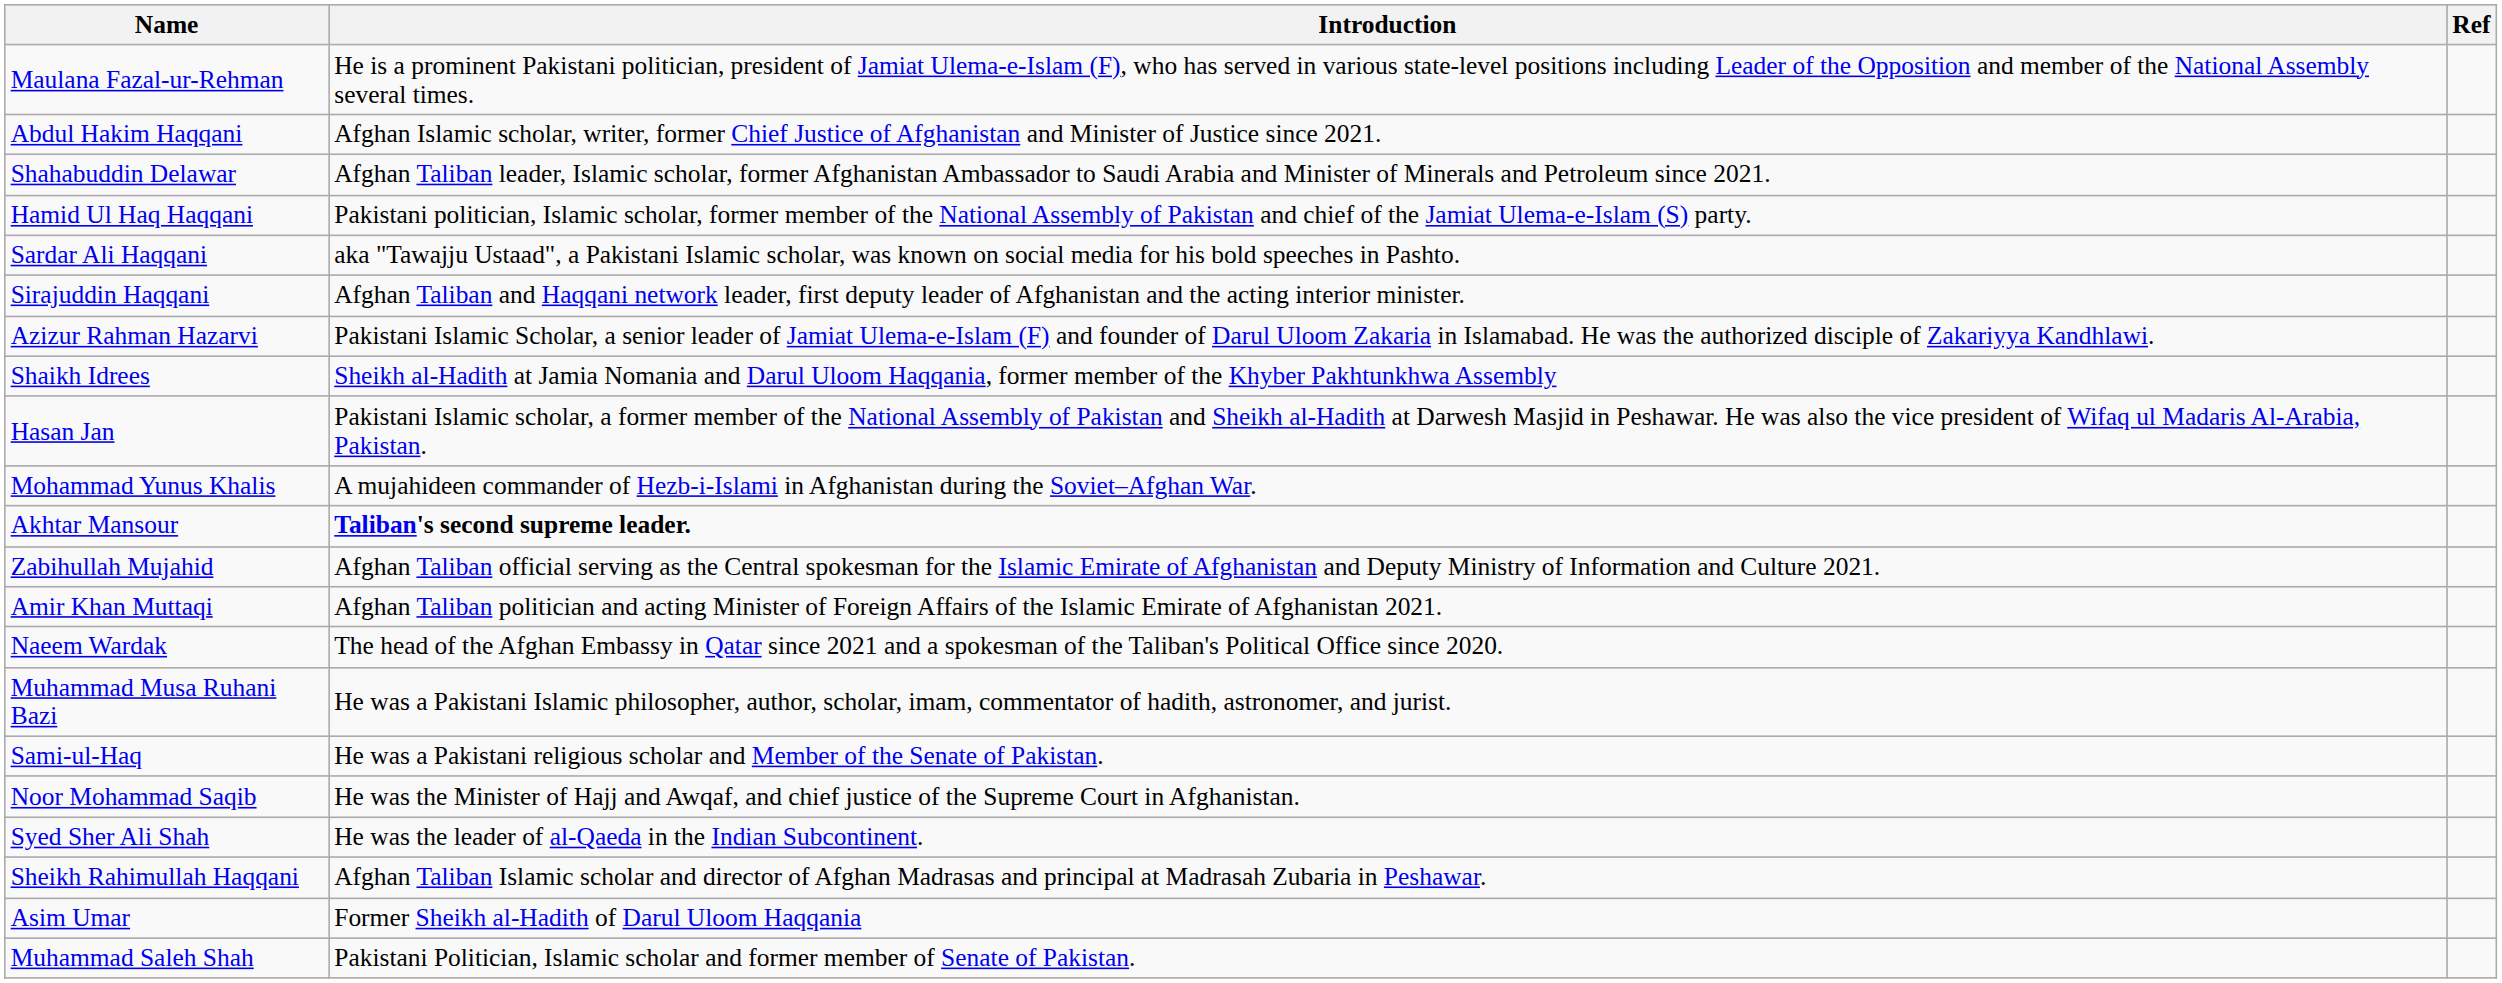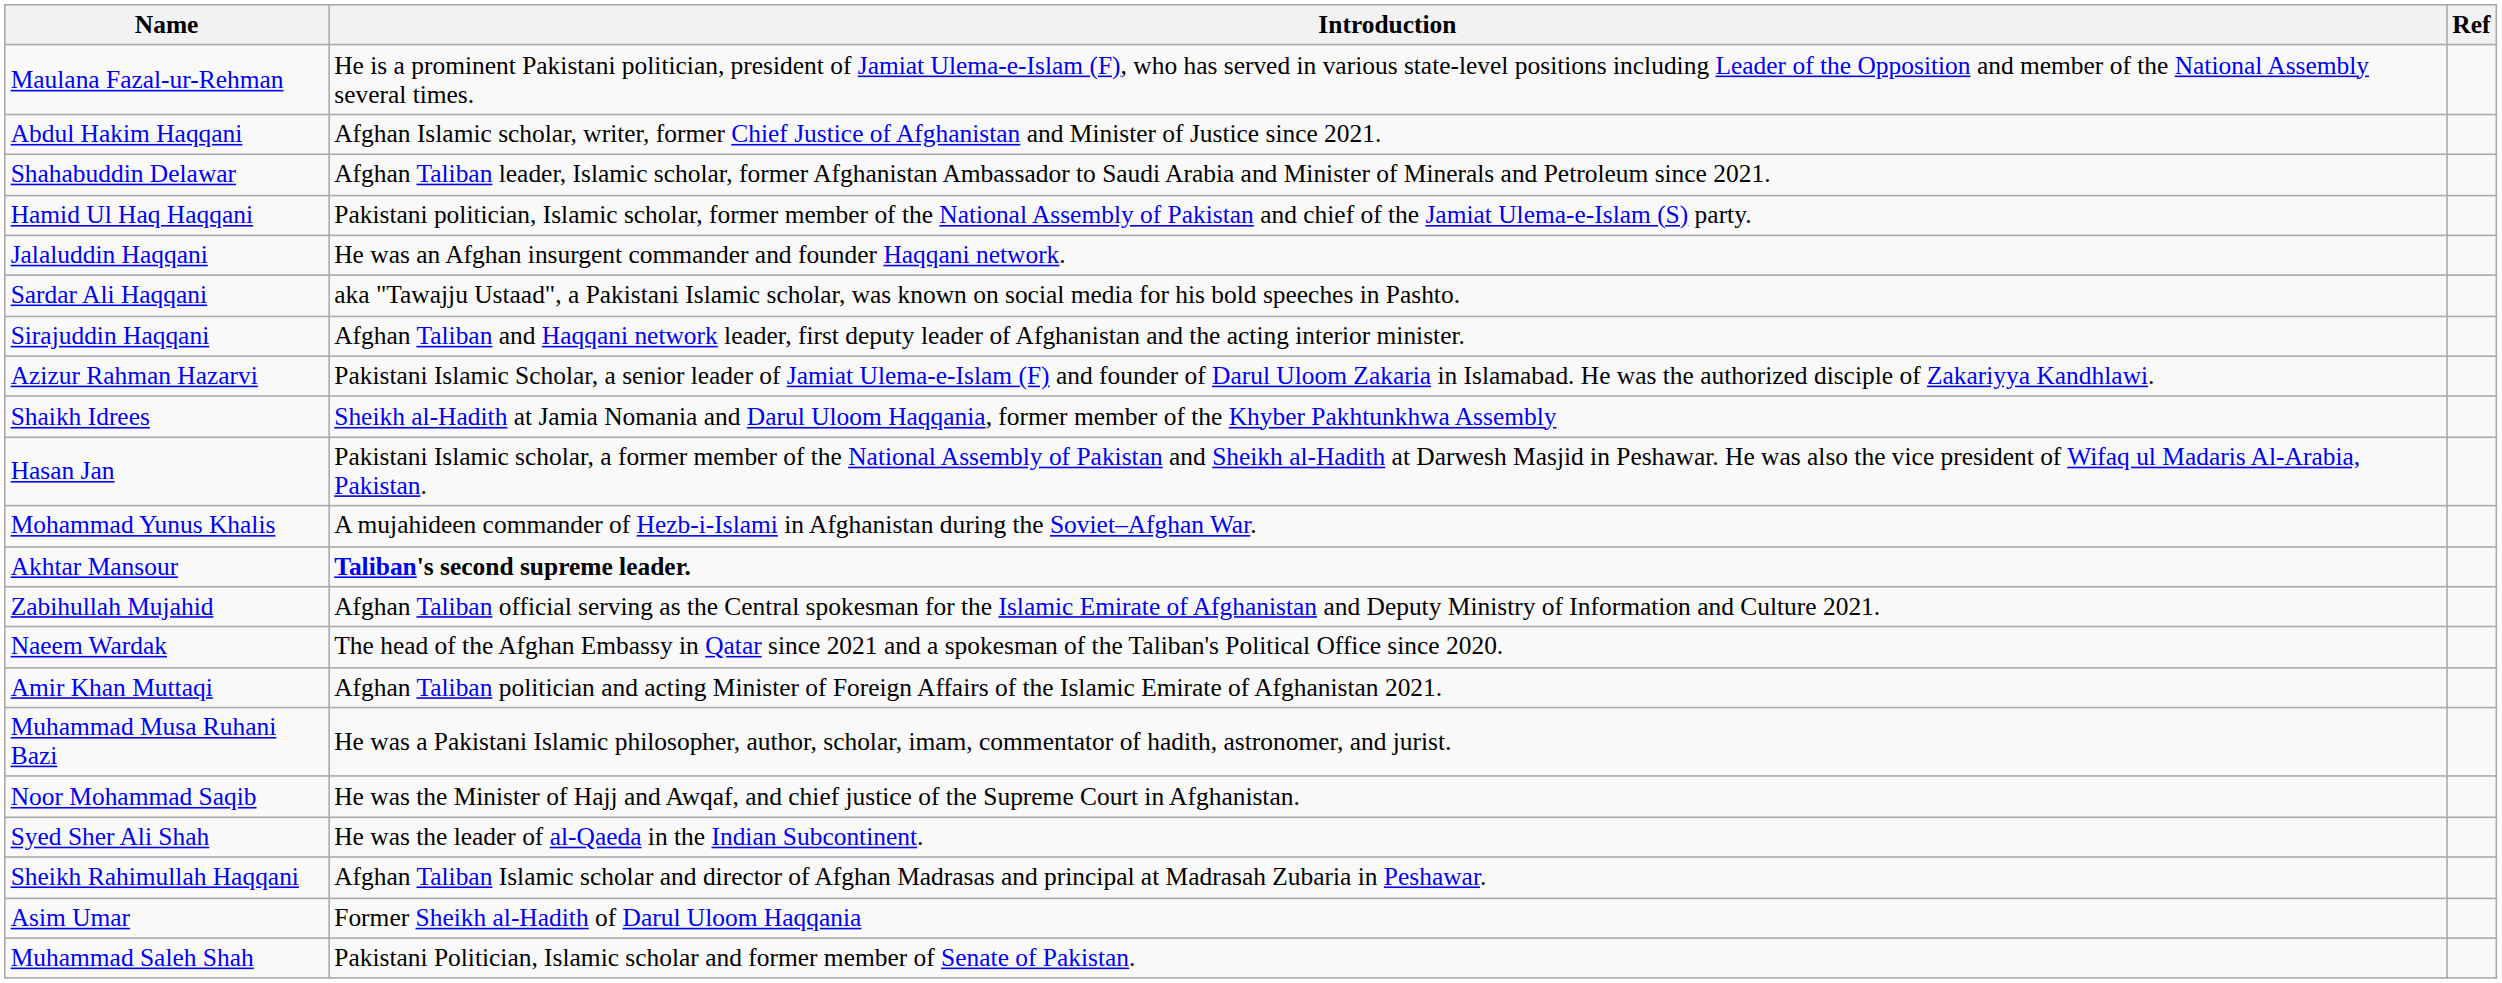+ row: (109, 255)
rows swapped: (112, 606) <-> (89, 646)
- row: (76, 756)
